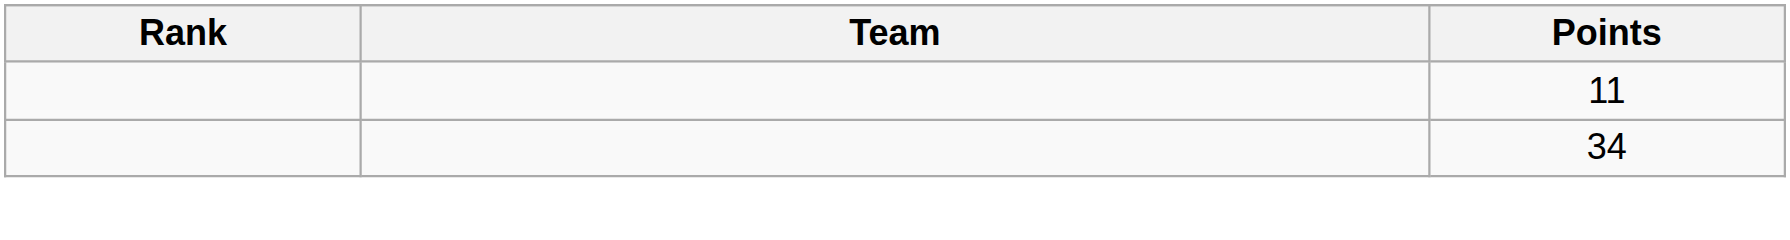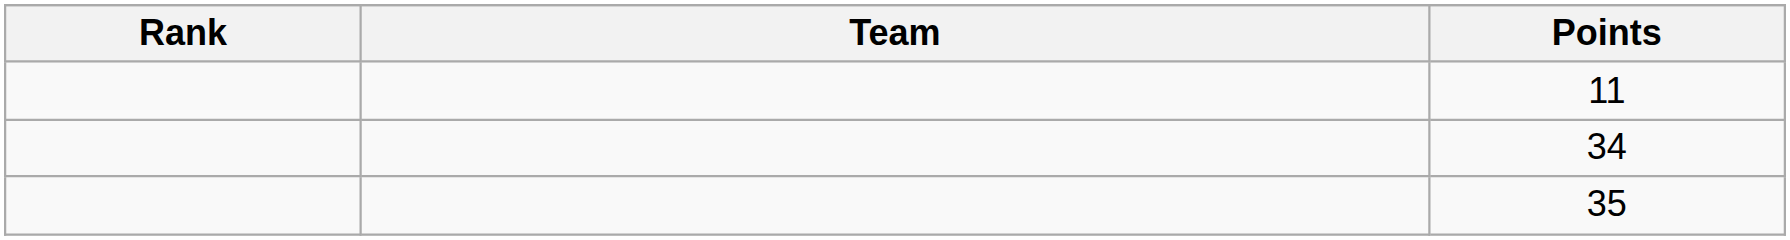+ row: (1607, 204)
